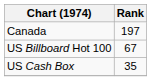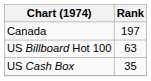(130, 48) 67 -> (130, 48) 63
